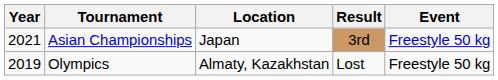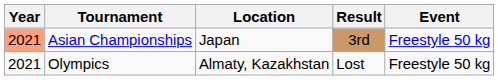(25, 40) no background -> (25, 40) lightsalmon background
(25, 64) 2019 -> (25, 64) 2021
